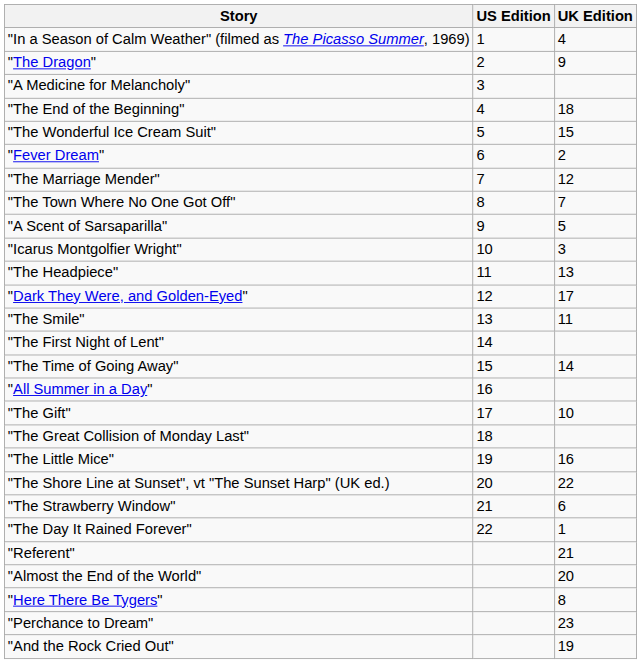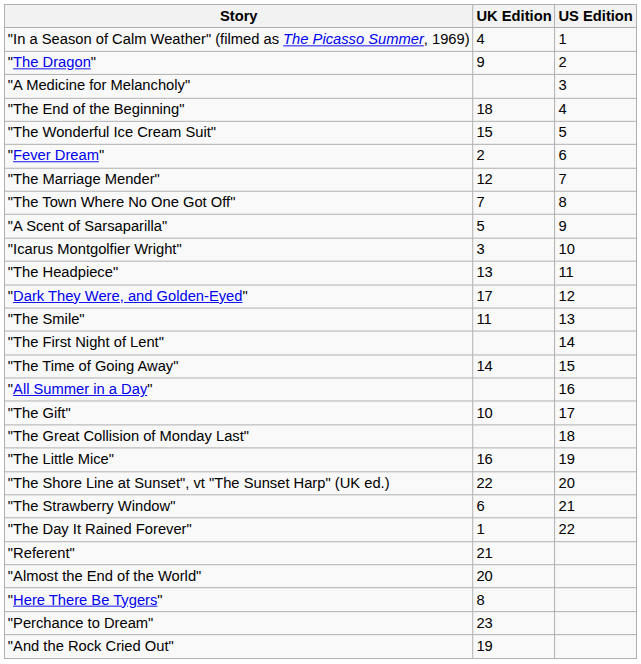columns swapped: (514, 16) <-> (595, 16)
